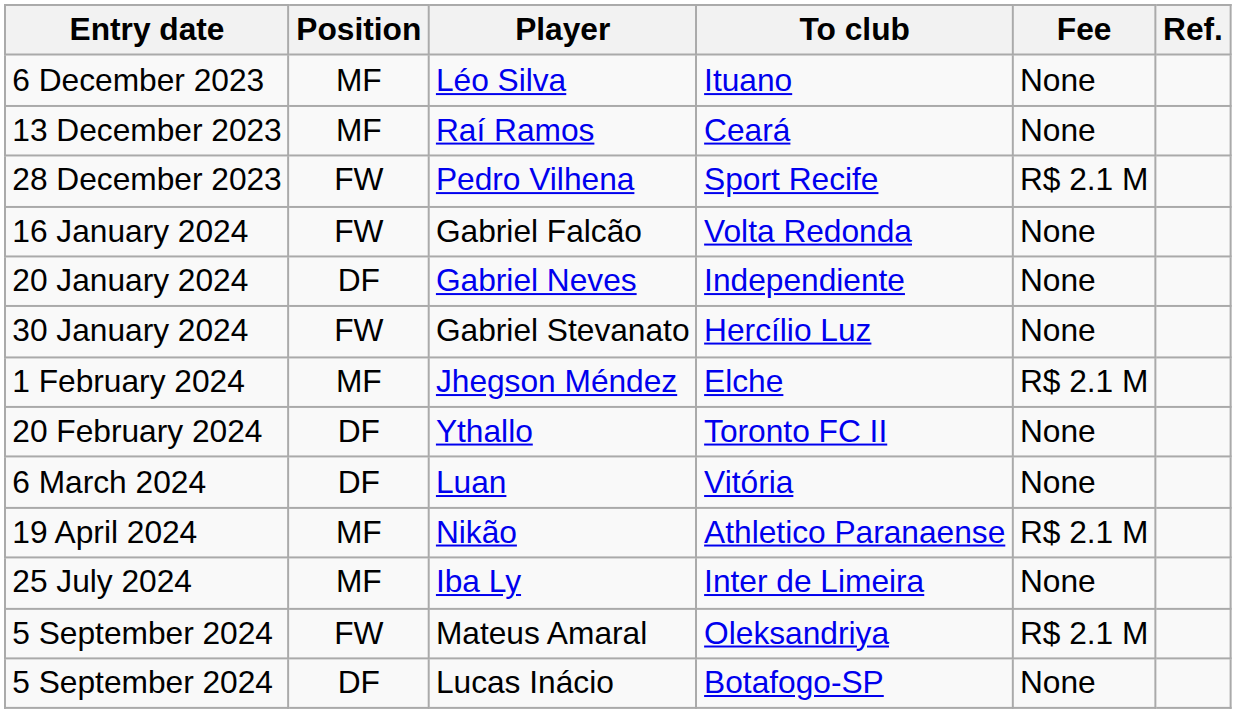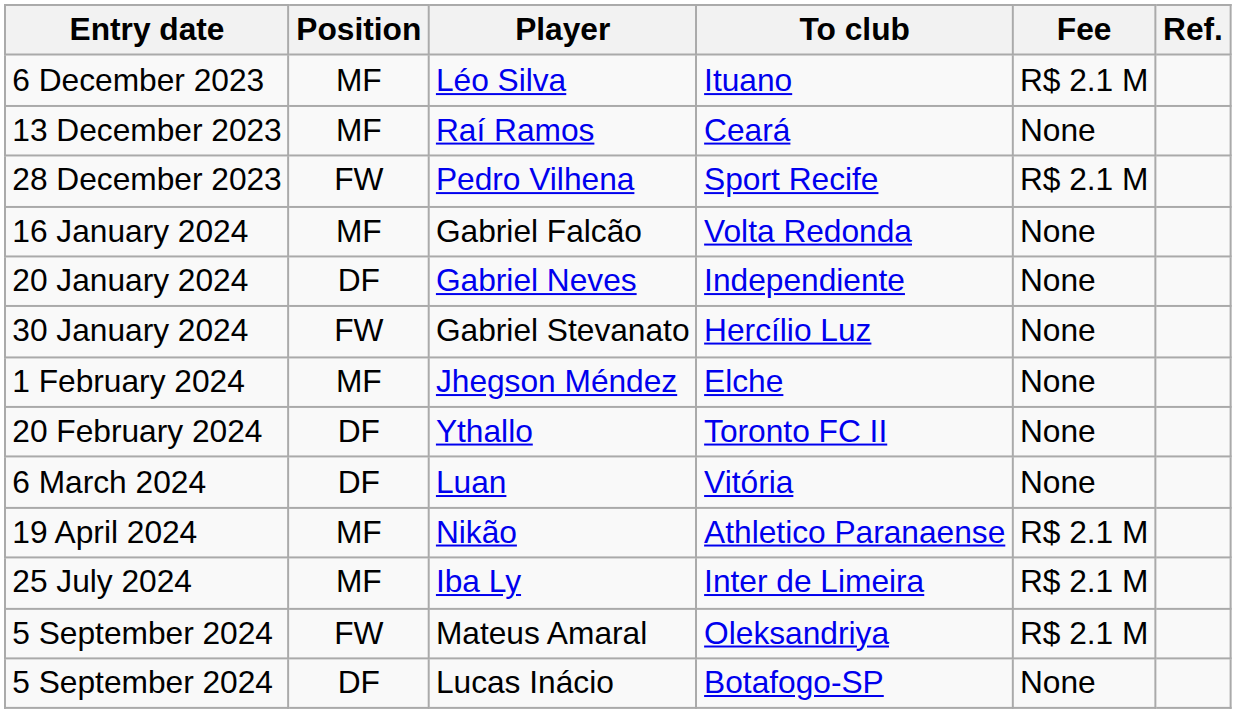(1058, 79) None -> (1084, 79) R$ 2.1 M
(359, 230) FW -> (359, 230) MF
(1084, 381) R$ 2.1 M -> (1058, 381) None
(1058, 582) None -> (1084, 582) R$ 2.1 M
